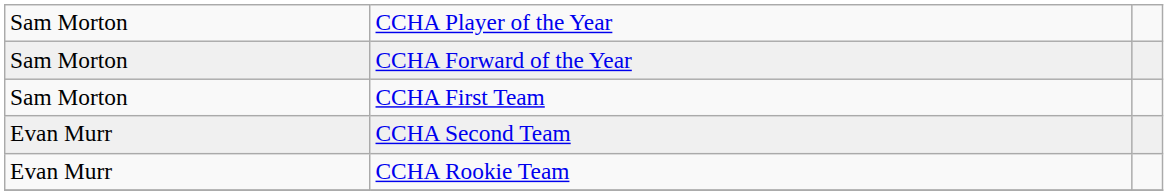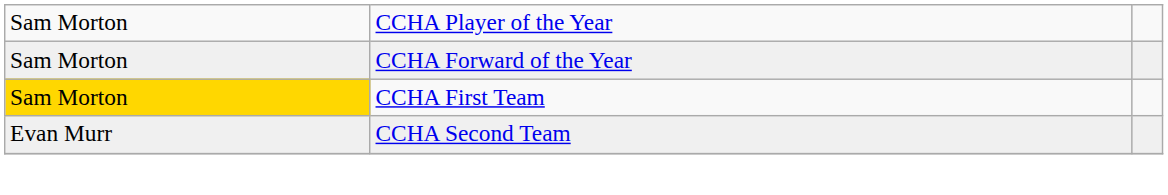(69, 97) no background -> (69, 97) gold background
- row: (472, 171)
